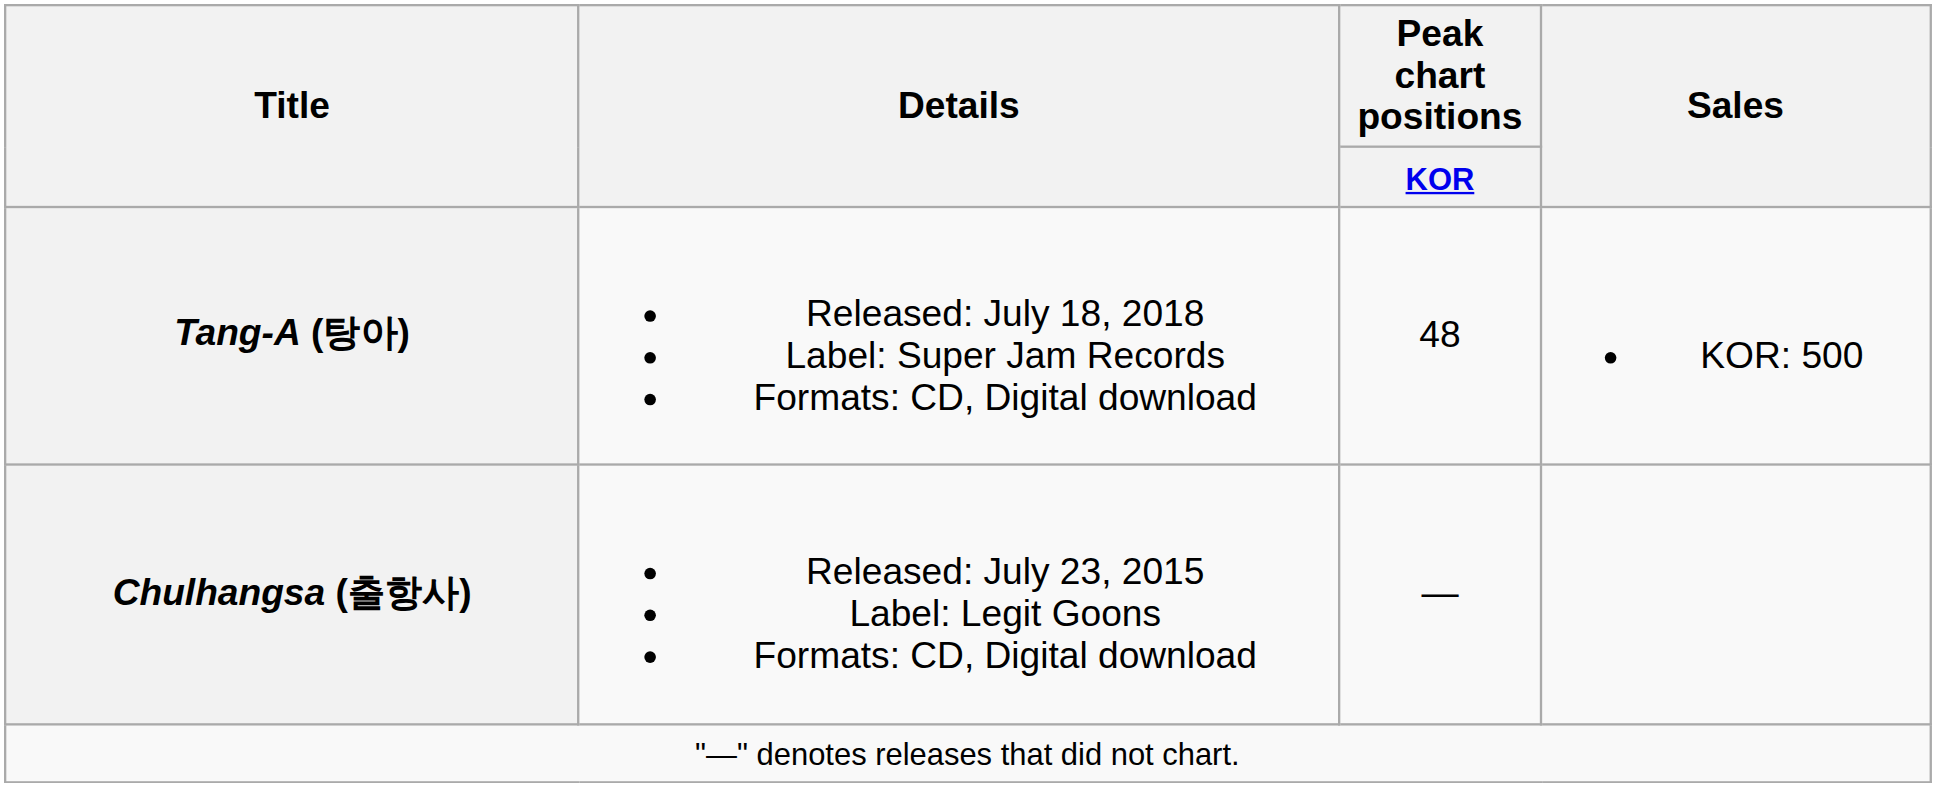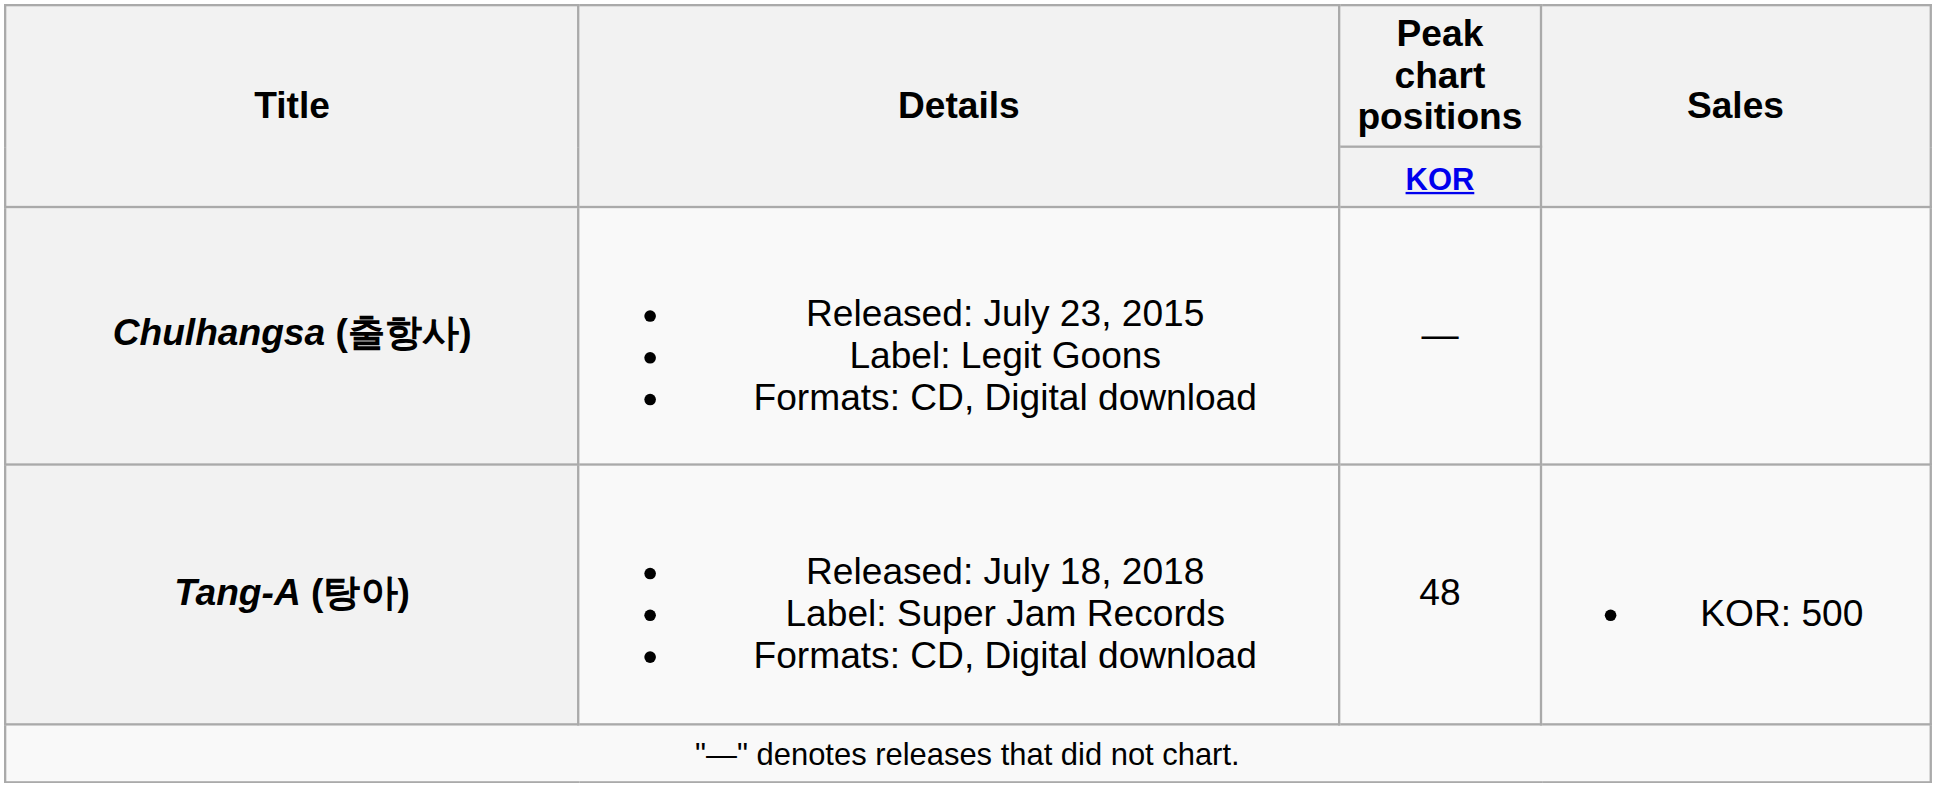rows swapped: (292, 592) <-> (292, 333)
